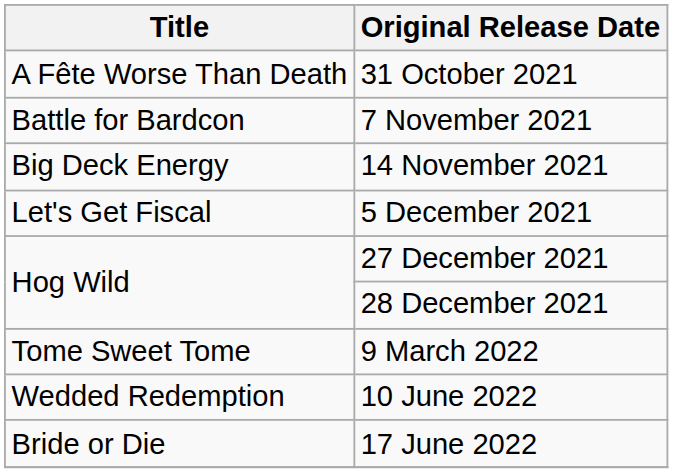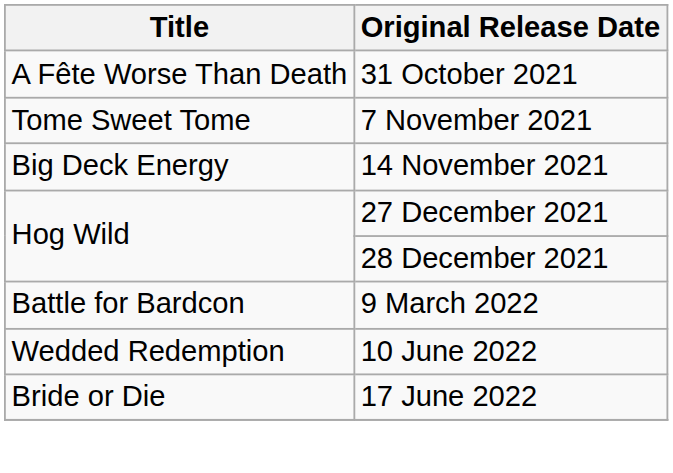(128, 119) Battle for Bardcon -> (131, 119) Tome Sweet Tome
- row: (476, 212)
(131, 350) Tome Sweet Tome -> (128, 304) Battle for Bardcon
